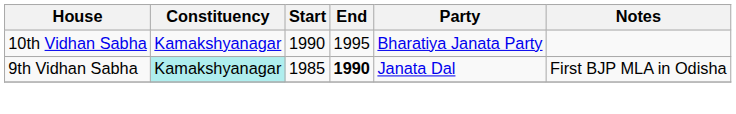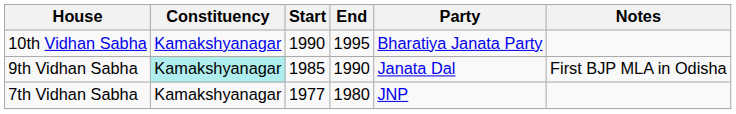(352, 69) bold -> (352, 69) normal
+ row: (73, 95)
